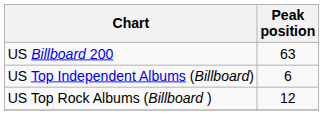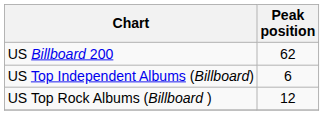(288, 53) 63 -> (288, 53) 62
